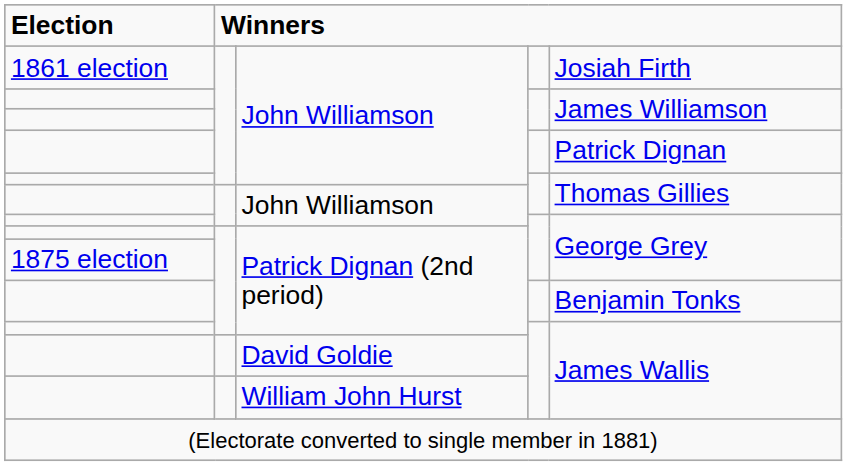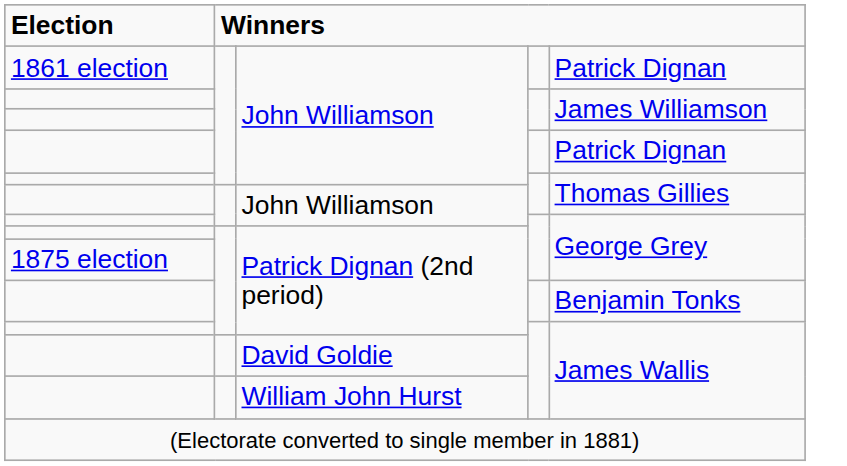(623, 67) Josiah Firth -> (640, 67) Patrick Dignan
